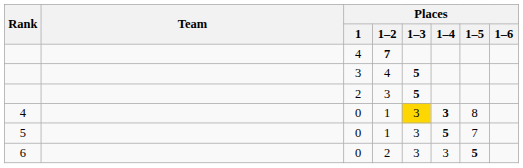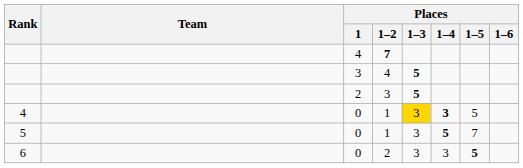(475, 113) 8 -> (475, 113) 5
